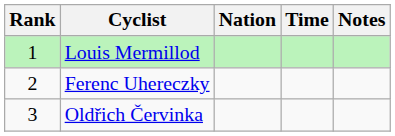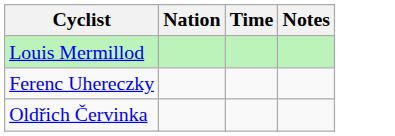- column: (32, 20)
